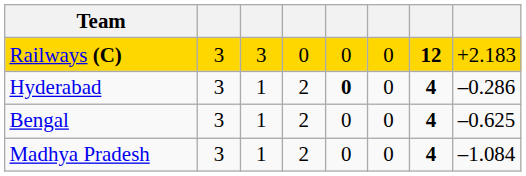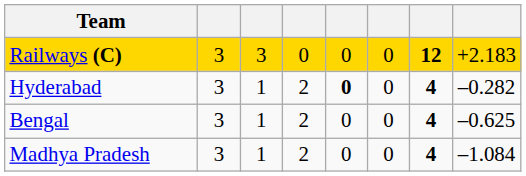(487, 87) –0.286 -> (487, 87) –0.282
